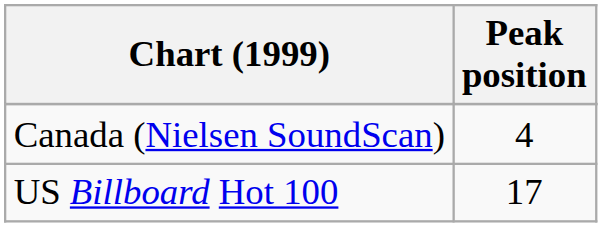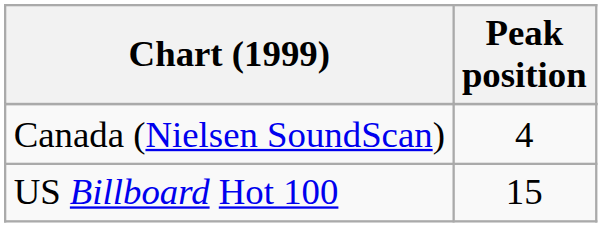(524, 191) 17 -> (524, 191) 15
